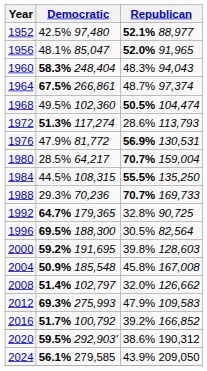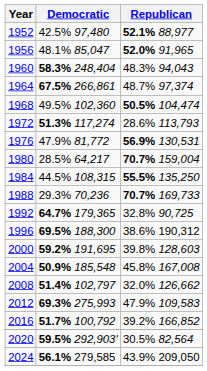(158, 230) 30.5% 82,564 -> (161, 230) 38.6% 190,312
(161, 339) 38.6% 190,312 -> (158, 339) 30.5% 82,564
